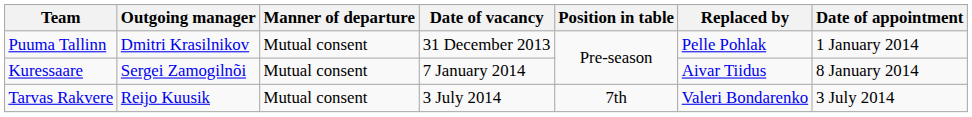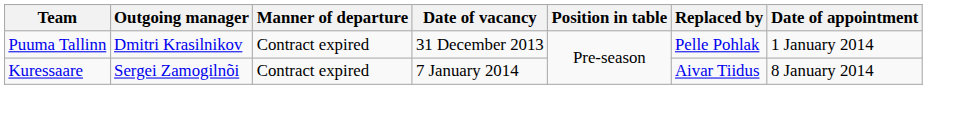(315, 44) Mutual consent -> (313, 44) Contract expired
(315, 71) Mutual consent -> (313, 71) Contract expired
- row: (61, 97)
